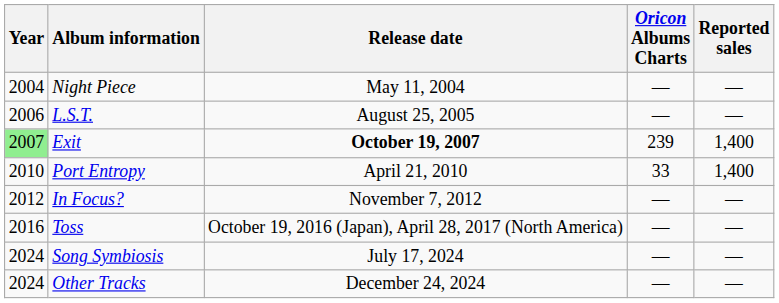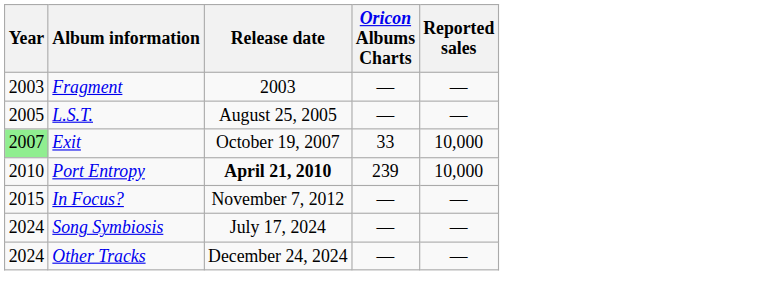+ row: (87, 86)
- row: (94, 86)
(26, 114) 2006 -> (26, 114) 2005
(415, 143) bold -> (278, 143) normal
(661, 143) 239 -> (385, 143) 33
(734, 143) 1,400 -> (459, 143) 10,000
(415, 171) normal -> (278, 171) bold
(661, 171) 33 -> (385, 171) 239
(734, 171) 1,400 -> (459, 171) 10,000
(26, 199) 2012 -> (26, 199) 2015
- row: (68, 227)
